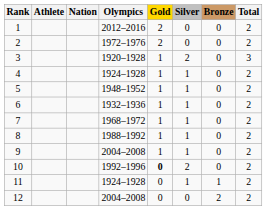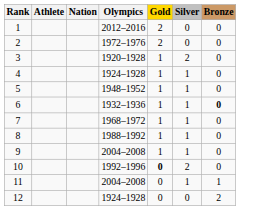- column: (249, 12)
(219, 105) normal -> (219, 105) bold
(123, 182) 1924–1928 -> (123, 182) 2004–2008
(123, 197) 2004–2008 -> (123, 197) 1924–1928
